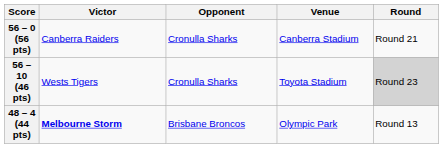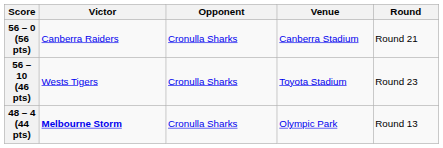(396, 81) lightgrey background -> (396, 81) no background
(207, 124) Brisbane Broncos -> (203, 124) Cronulla Sharks
